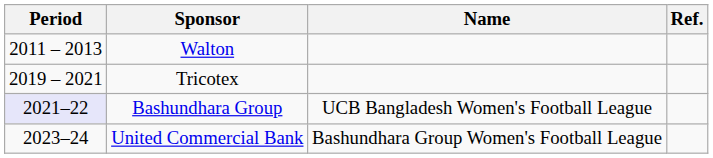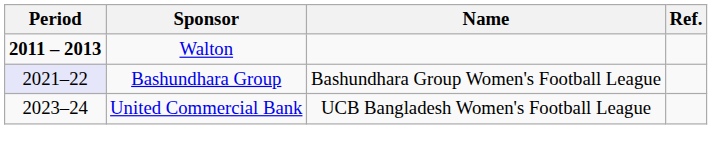(56, 49) normal -> (55, 49) bold
- row: (207, 78)
(487, 108) UCB Bangladesh Women's Football League -> (486, 78) Bashundhara Group Women's Football League
(487, 138) Bashundhara Group Women's Football League -> (486, 108) UCB Bangladesh Women's Football League
